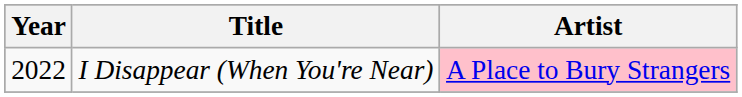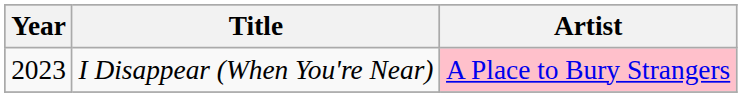(39, 69) 2022 -> (39, 69) 2023
